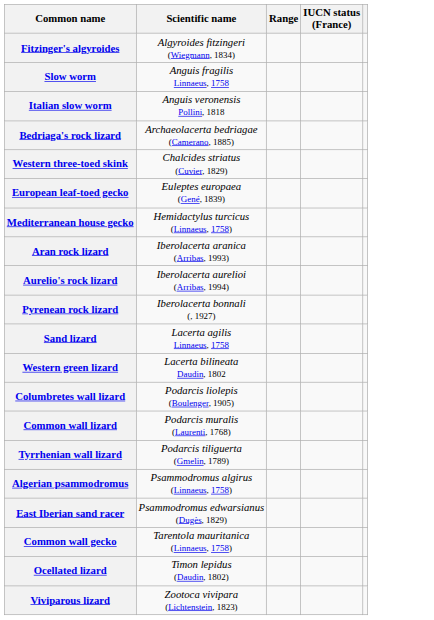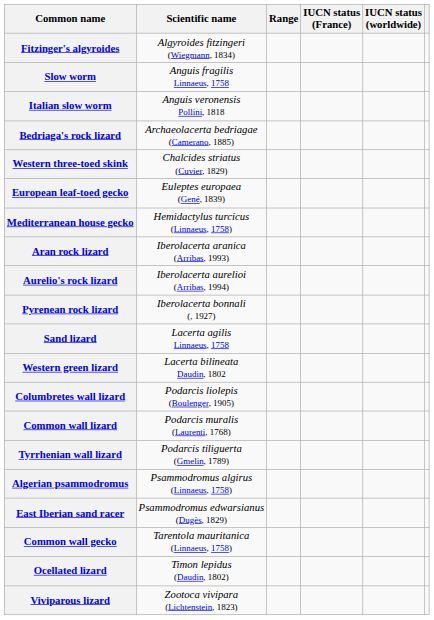+ column: (394, 19)
